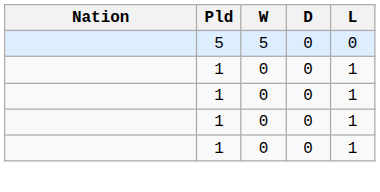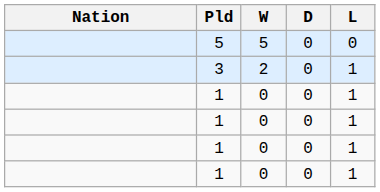+ row: (219, 70)
